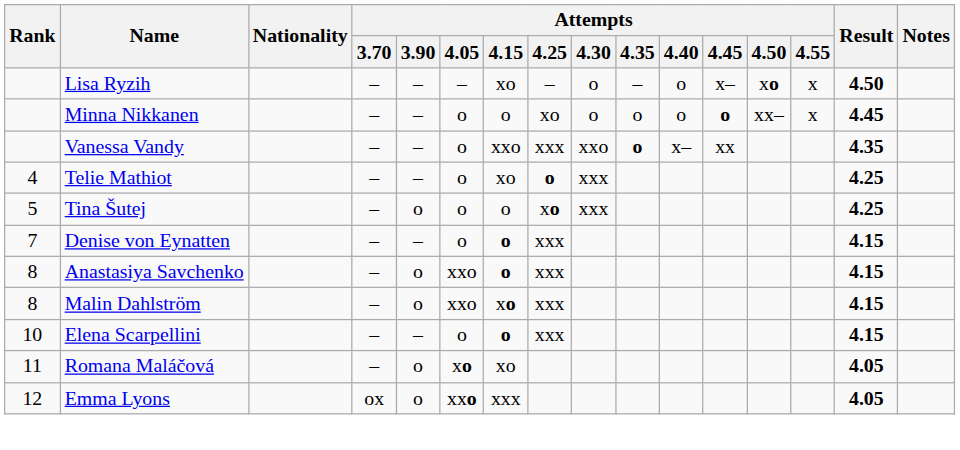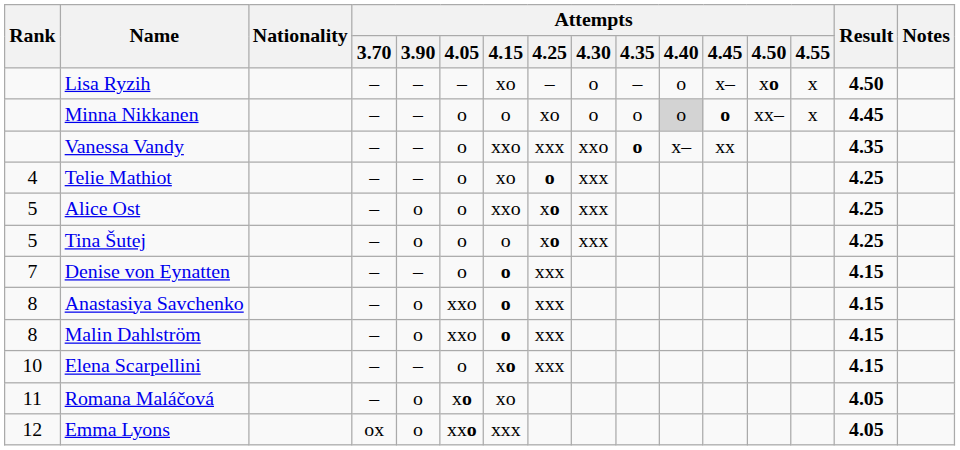(681, 114) no background -> (681, 114) lightgrey background
+ row: (102, 209)
(506, 303) xo -> (506, 334) o
(506, 334) o -> (506, 366) xo
